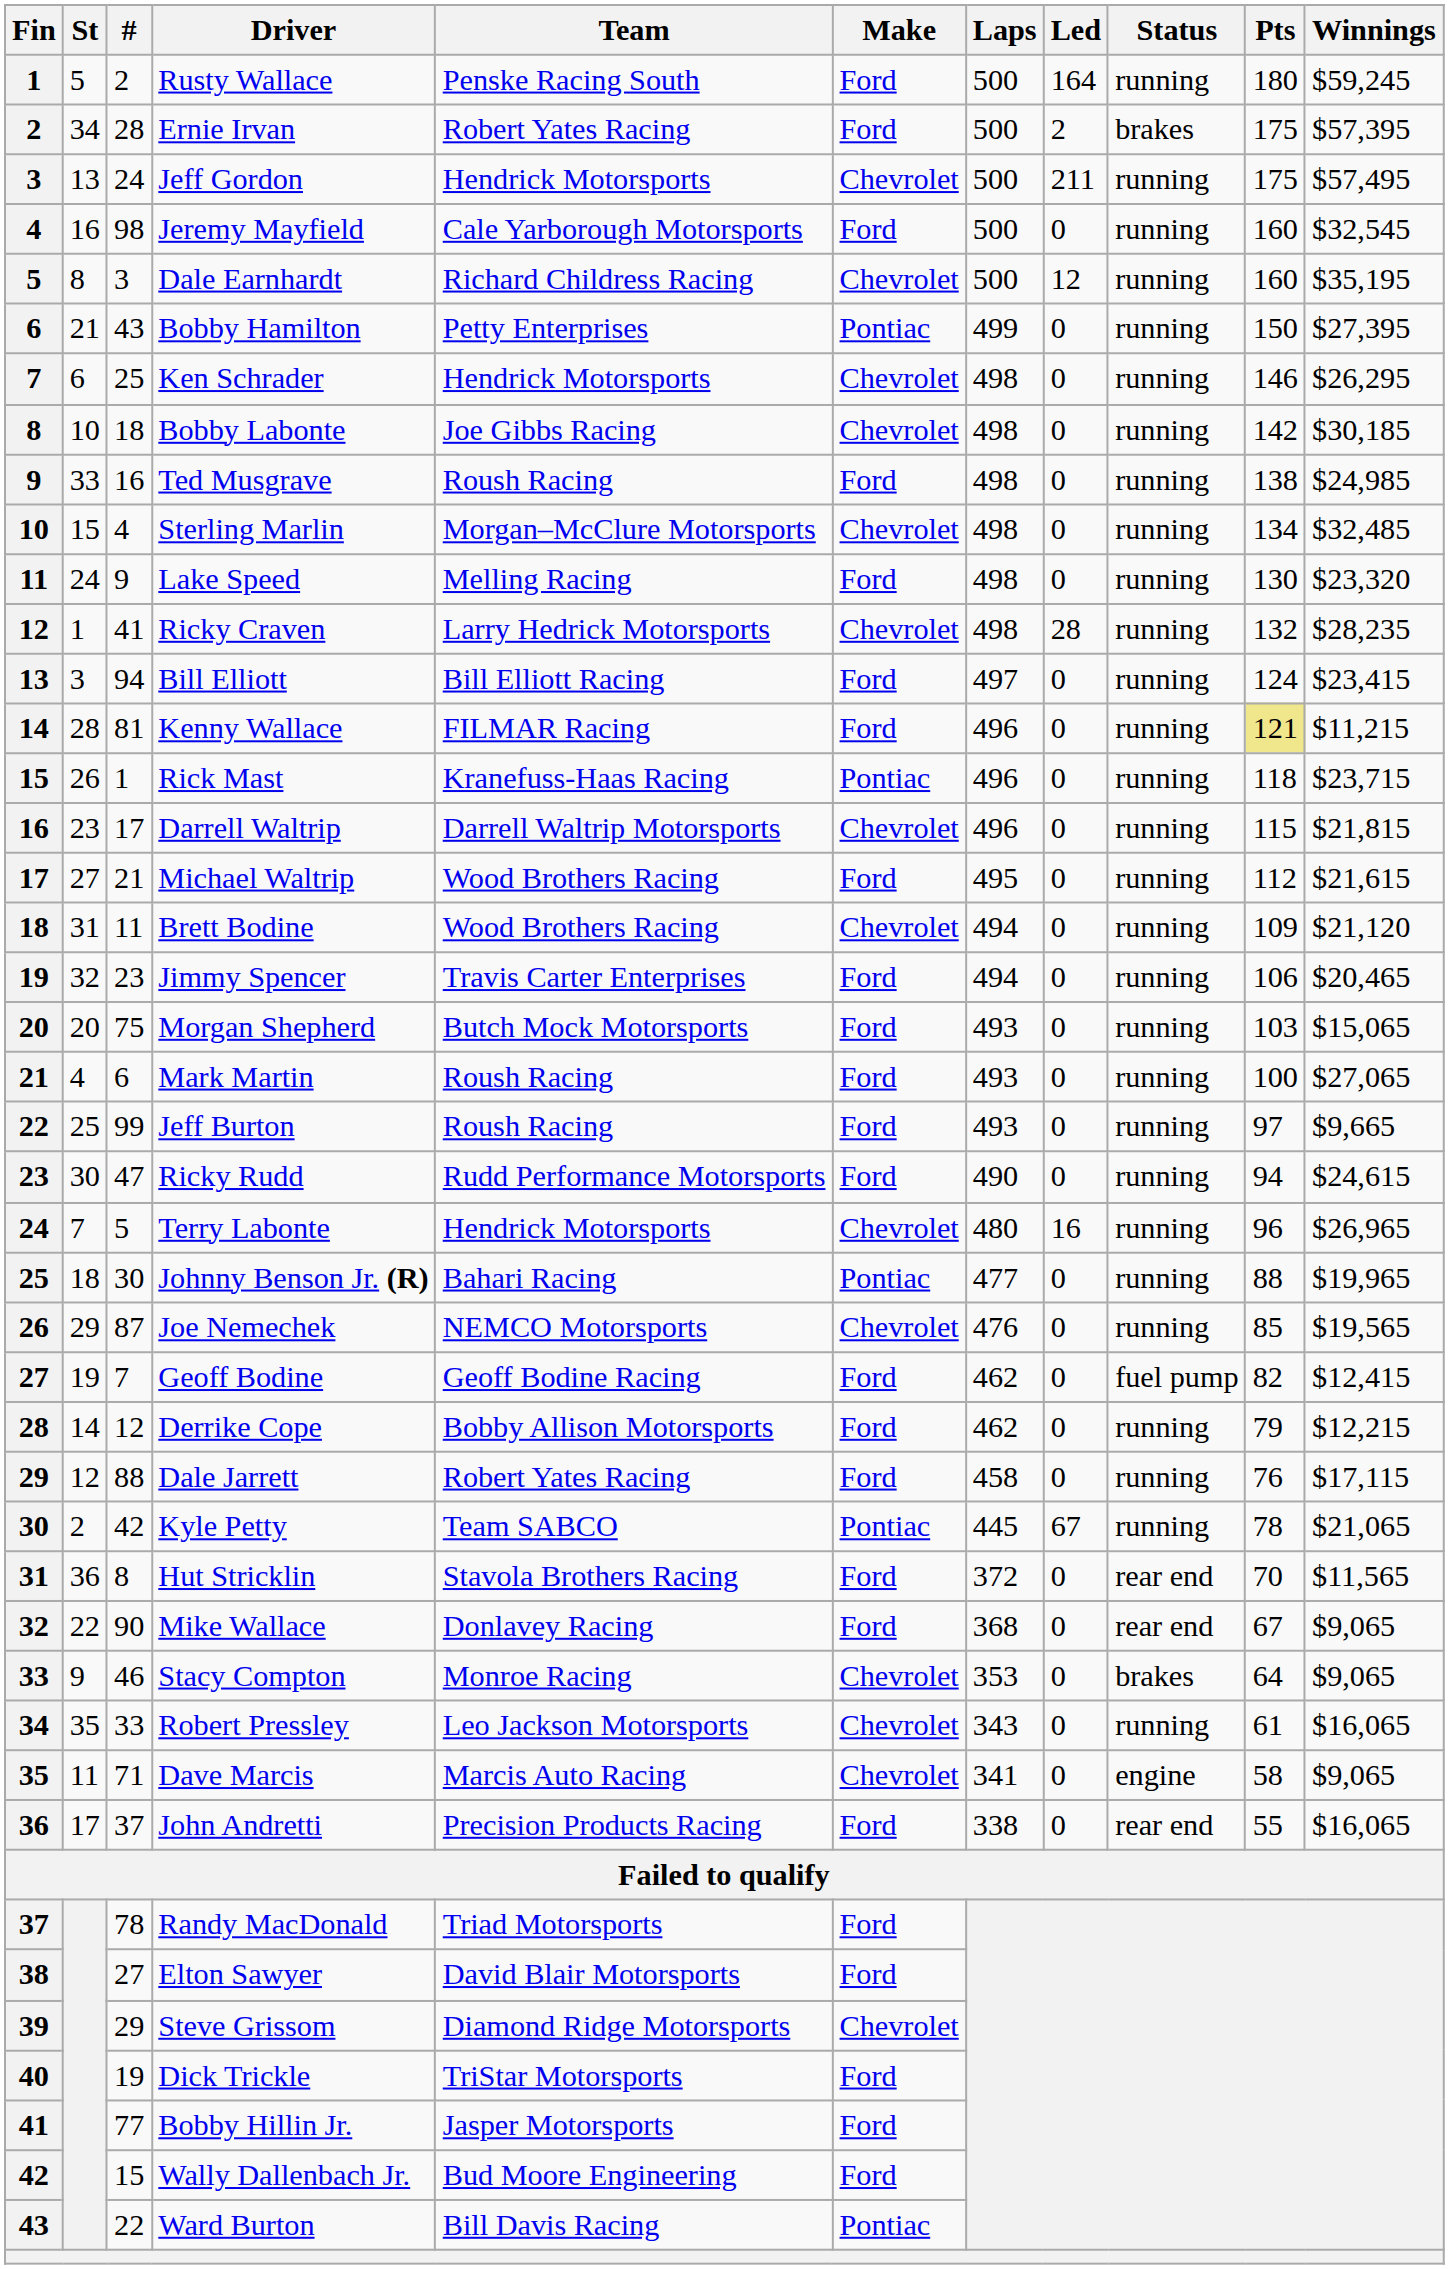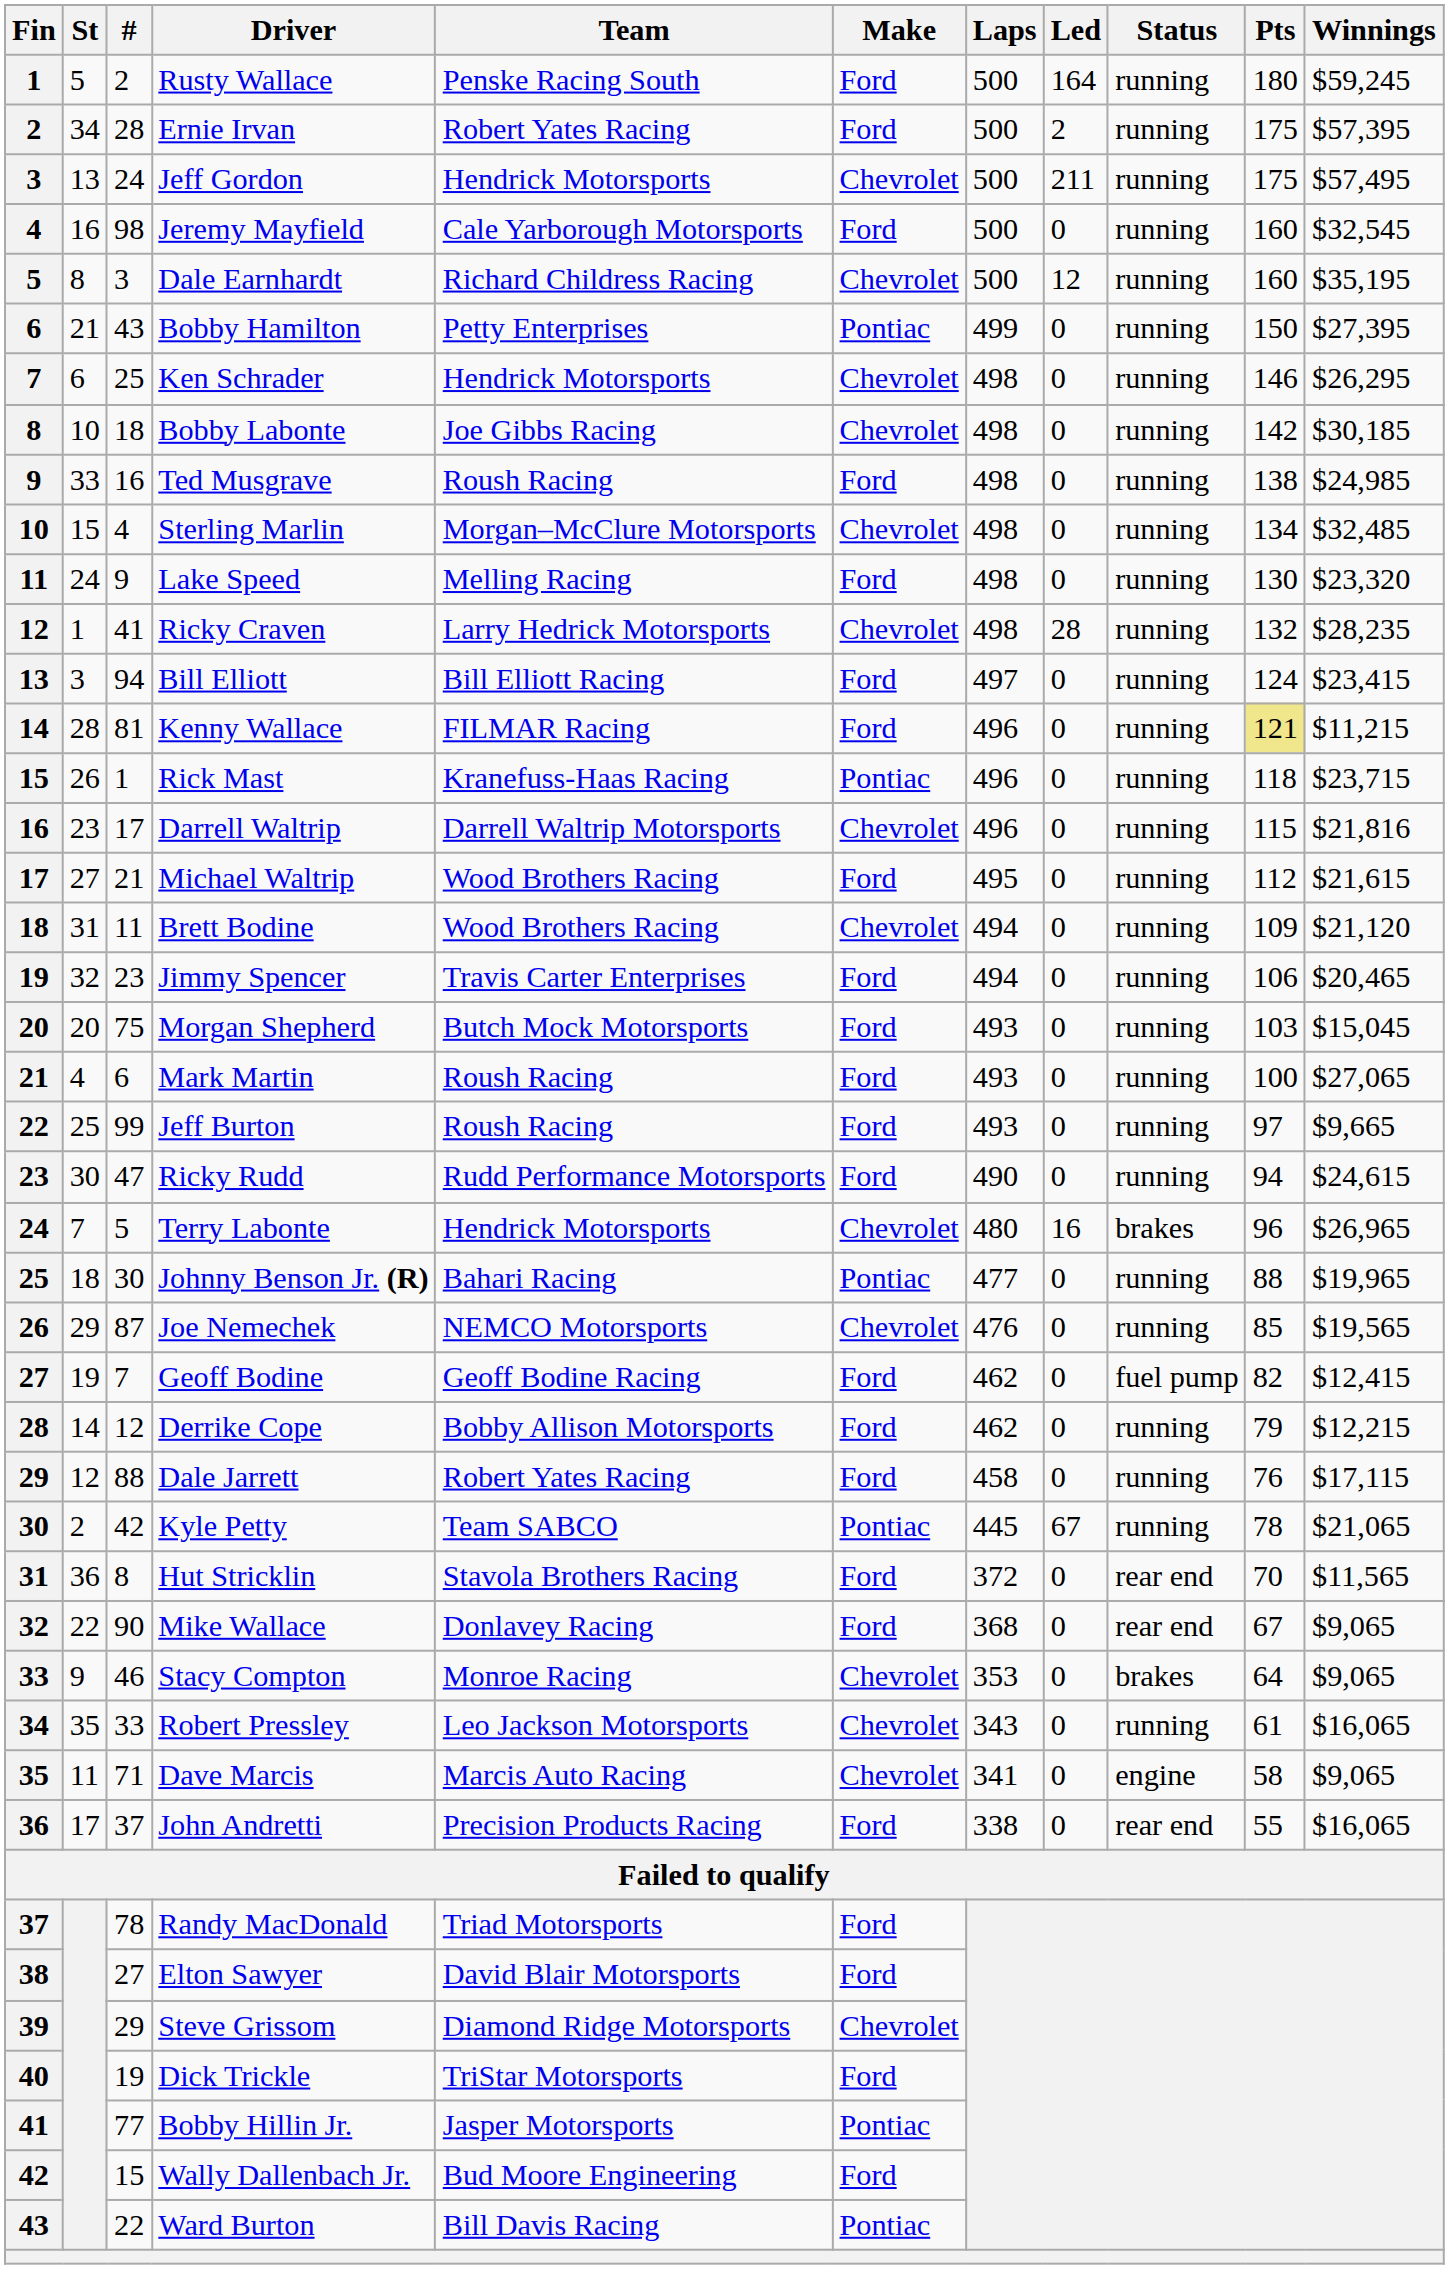(1155, 129) brakes -> (1162, 129) running
(1361, 827) $21,815 -> (1361, 827) $21,816
(1361, 1027) $15,065 -> (1361, 1027) $15,045
(1162, 1226) running -> (1155, 1226) brakes
(868, 2124) Ford -> (885, 2124) Pontiac
